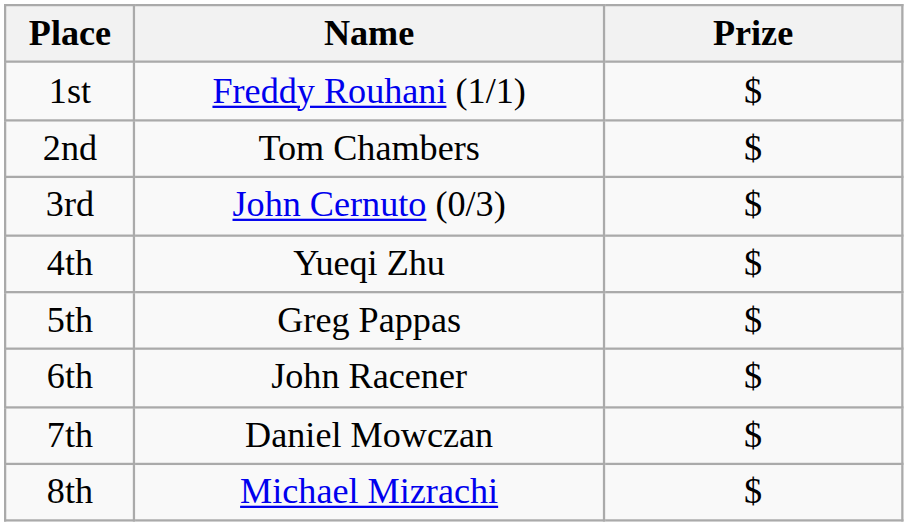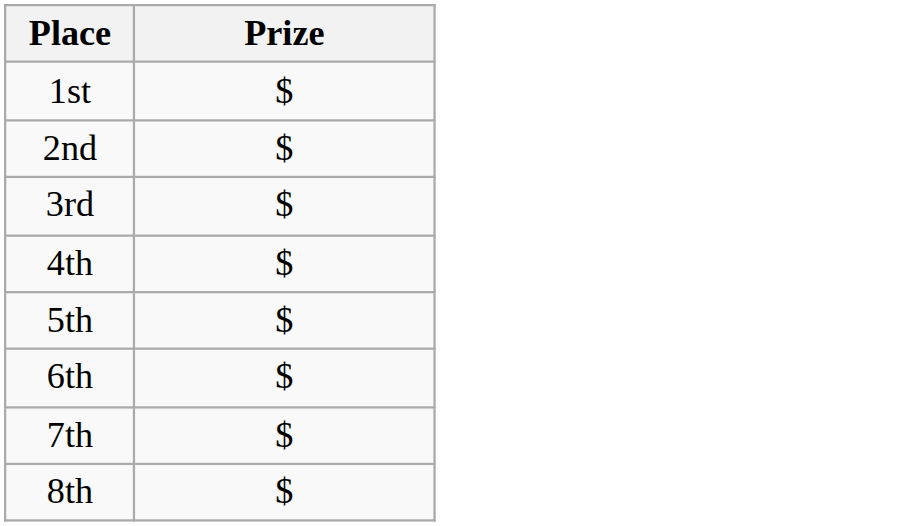- column: (369, 33)
